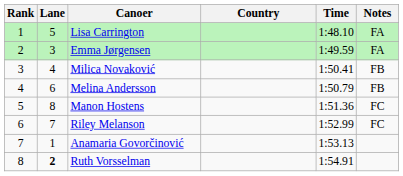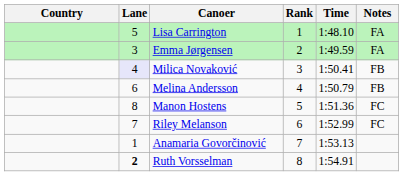columns swapped: (21, 13) <-> (258, 13)
(52, 69) no background -> (135, 69) lavender background
